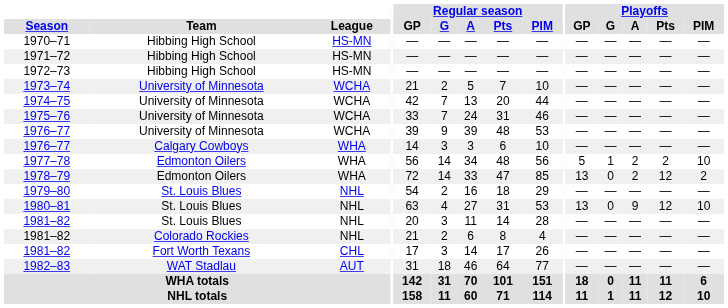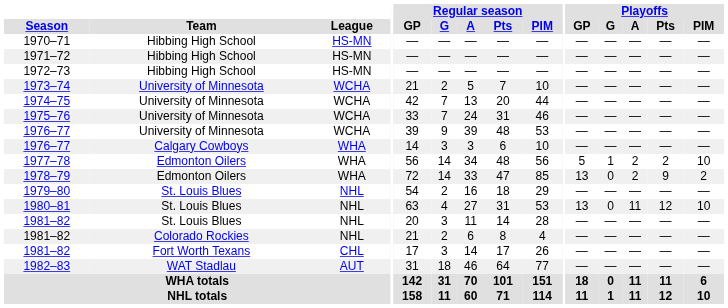(666, 176) 12 -> (666, 176) 9
(635, 206) 9 -> (635, 206) 11
